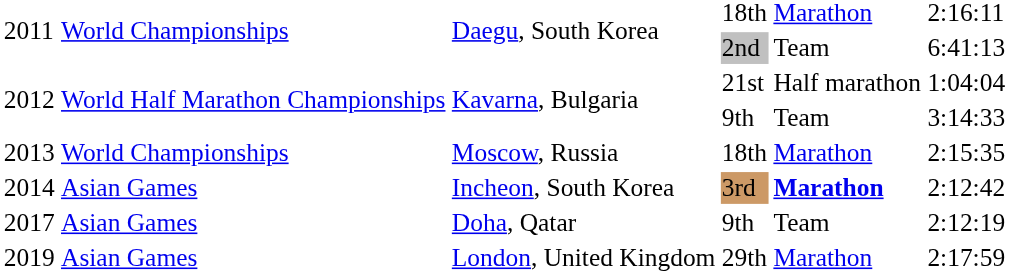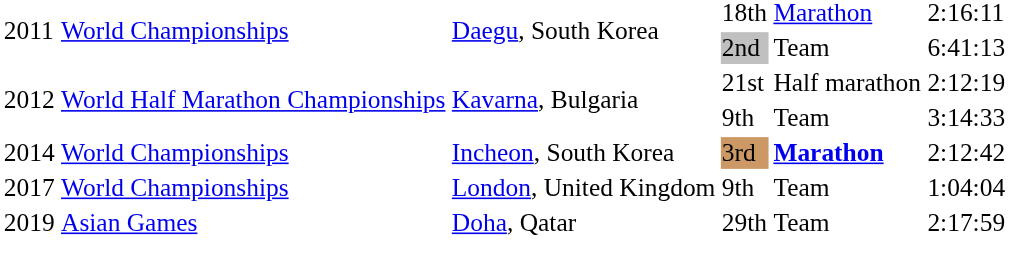(966, 82) 1:04:04 -> (966, 82) 2:12:19
- row: (29, 152)
(129, 187) Asian Games -> (175, 152) World Championships
(129, 222) Asian Games -> (175, 187) World Championships
(514, 222) Doha, Qatar -> (584, 187) London, United Kingdom
(966, 222) 2:12:19 -> (966, 187) 1:04:04
(584, 257) London, United Kingdom -> (514, 222) Doha, Qatar
(823, 257) Marathon -> (801, 222) Team
